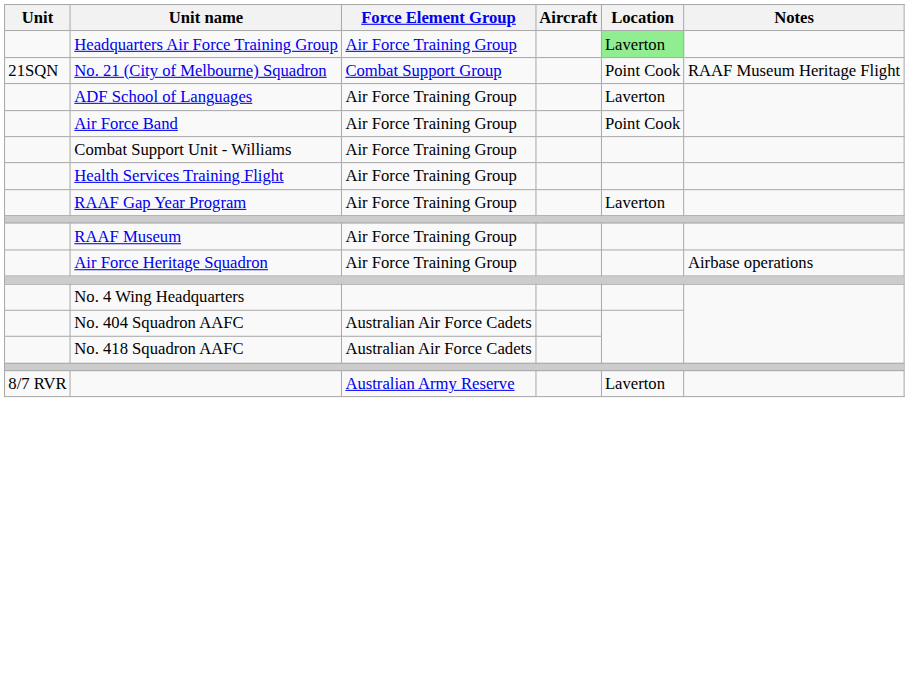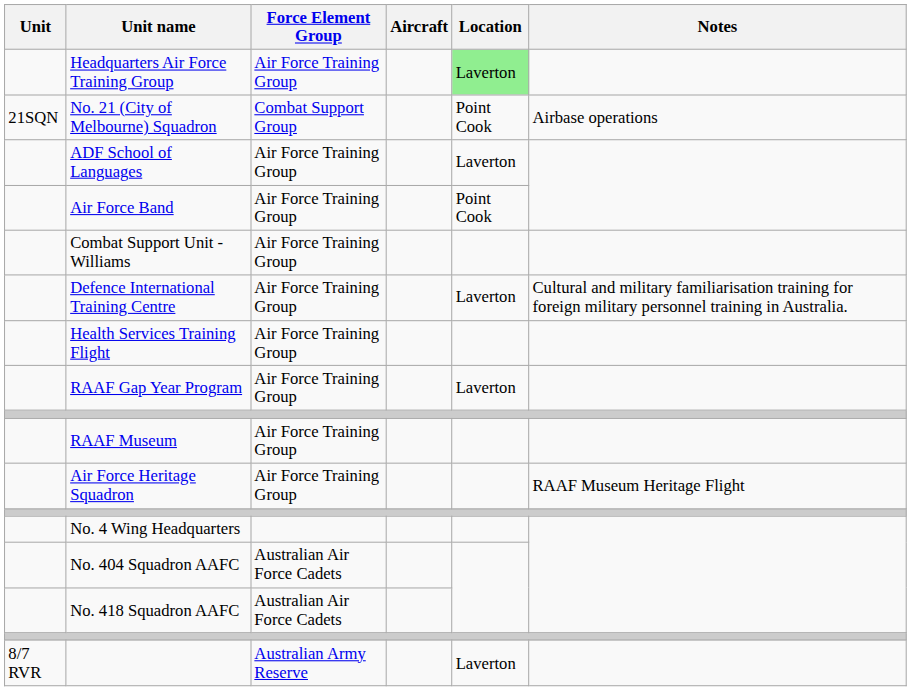(794, 70) RAAF Museum Heritage Flight -> (595, 117) Airbase operations
+ row: (142, 297)
(751, 262) Airbase operations -> (639, 485) RAAF Museum Heritage Flight
